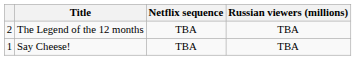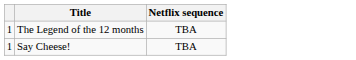- column: (288, 13)
(9, 30) 2 -> (9, 30) 1
